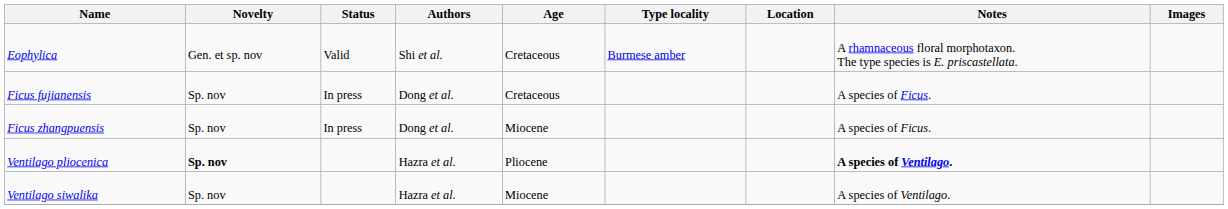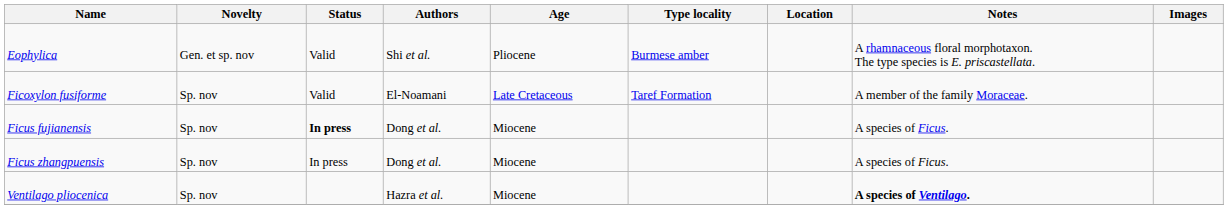(532, 54) Cretaceous -> (514, 54) Pliocene
+ row: (57, 94)
(343, 94) normal -> (330, 128) bold
(532, 94) Cretaceous -> (514, 128) Miocene
(207, 161) bold -> (199, 195) normal
(526, 161) Pliocene -> (514, 195) Miocene
- row: (53, 195)
